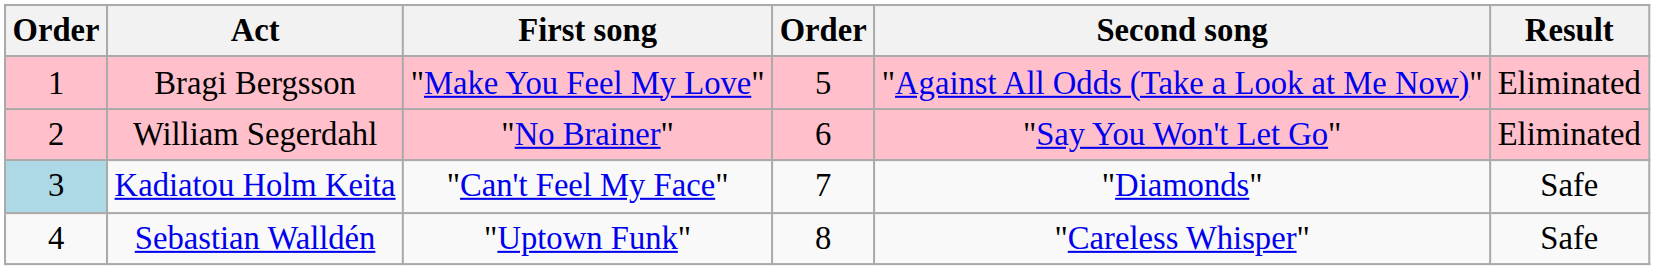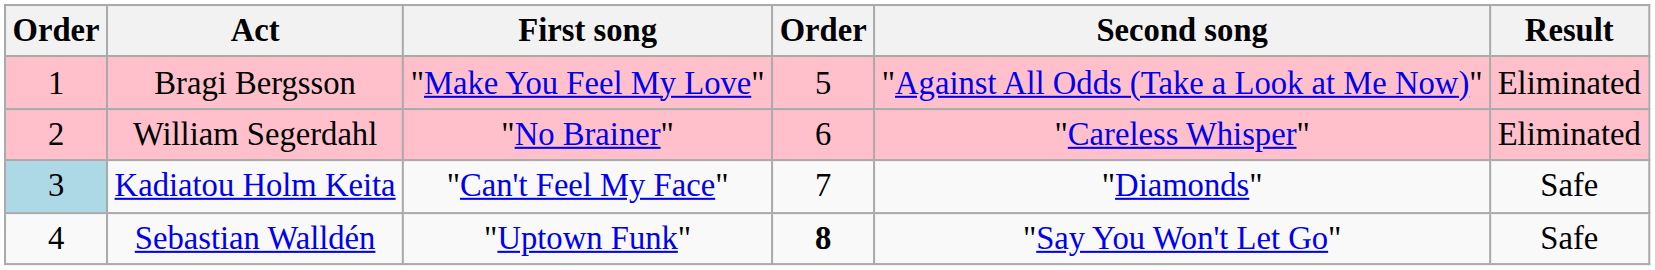(1182, 133) "Say You Won't Let Go" -> (1182, 133) "Careless Whisper"
(823, 237) normal -> (823, 237) bold
(1182, 237) "Careless Whisper" -> (1182, 237) "Say You Won't Let Go"
